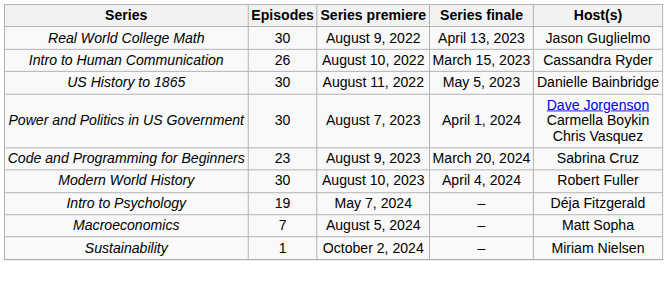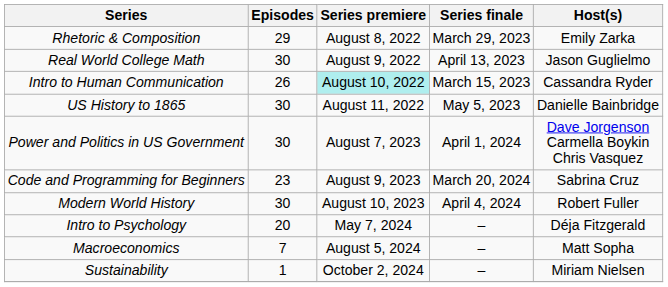+ row: (126, 37)
(373, 60) no background -> (373, 82) paleturquoise background
(283, 203) 19 -> (283, 225) 20
